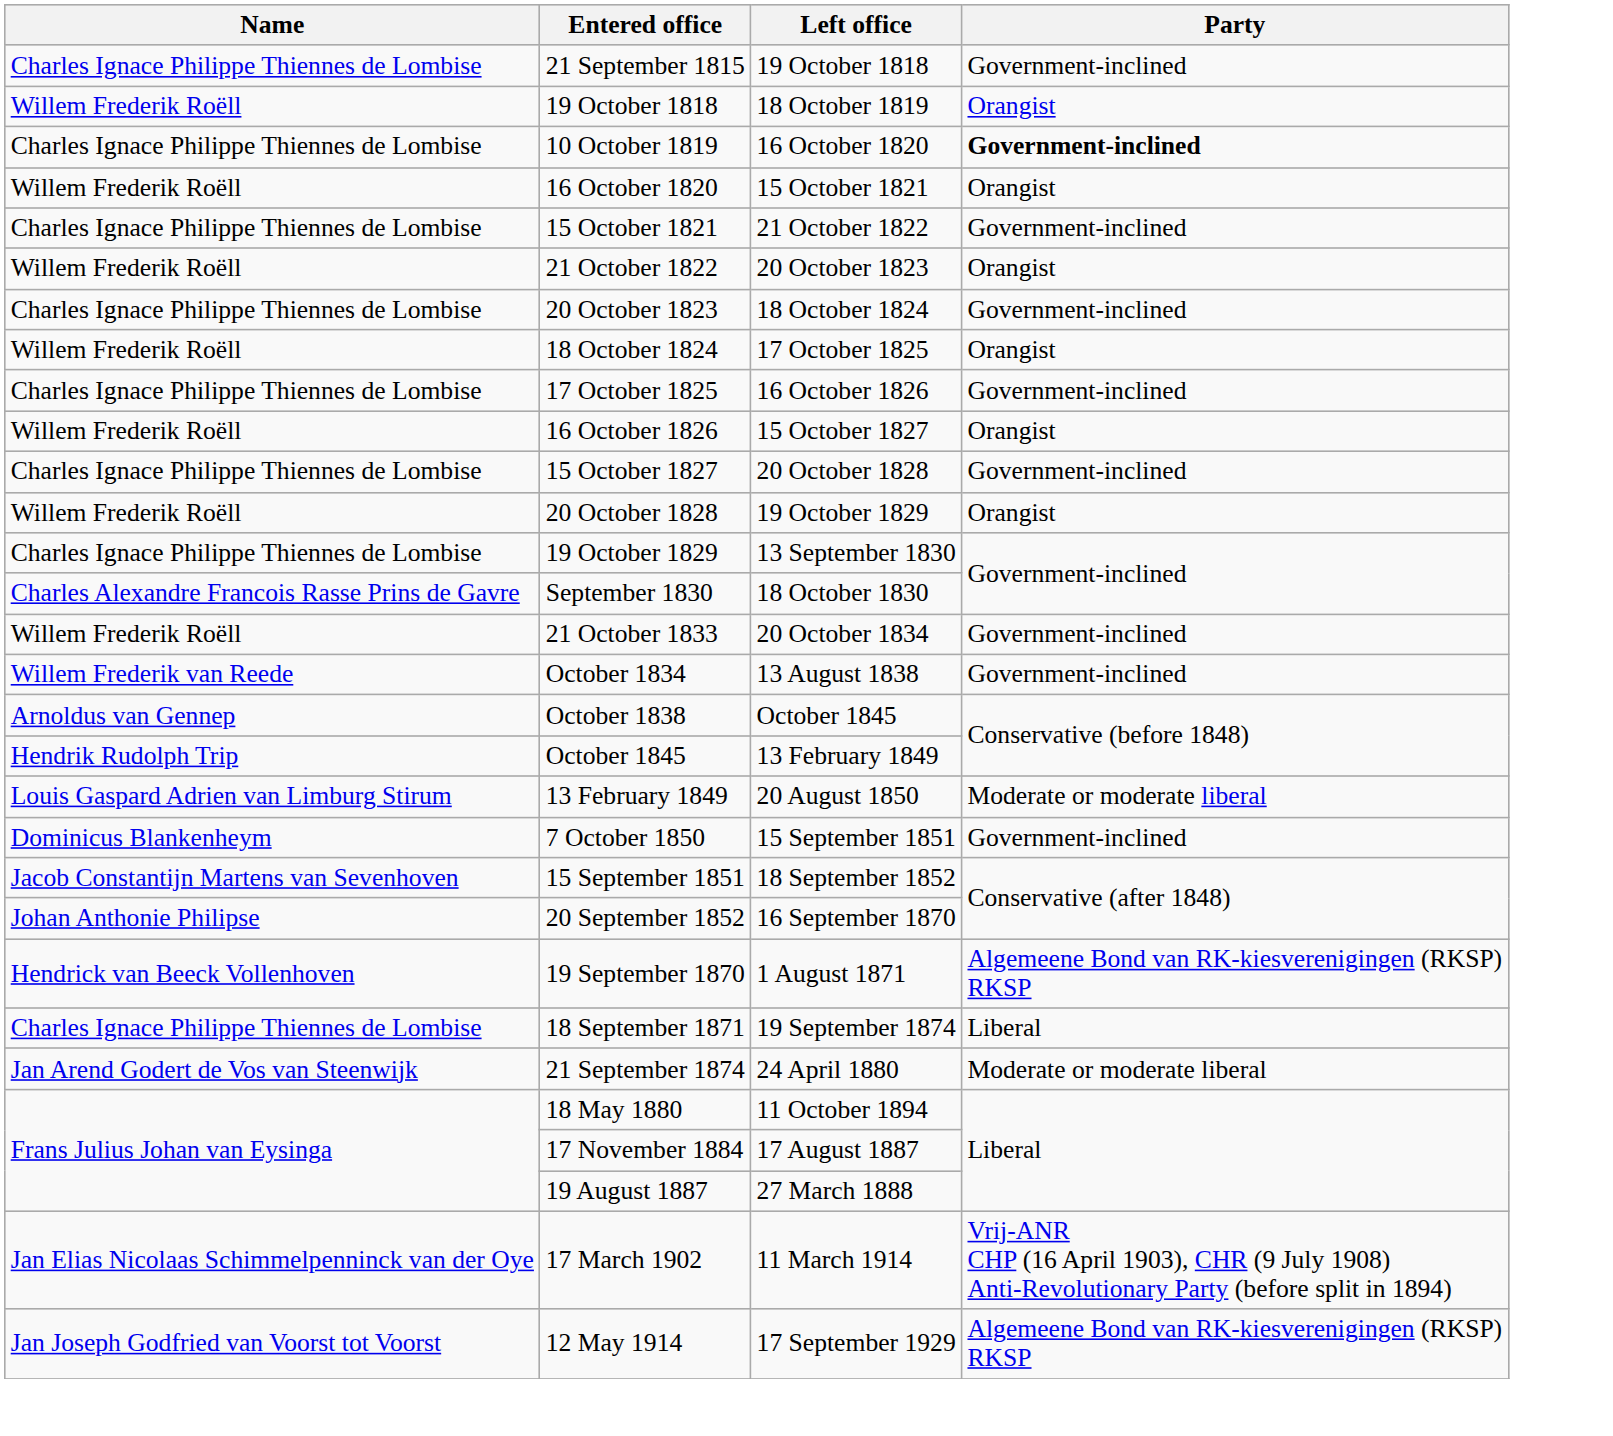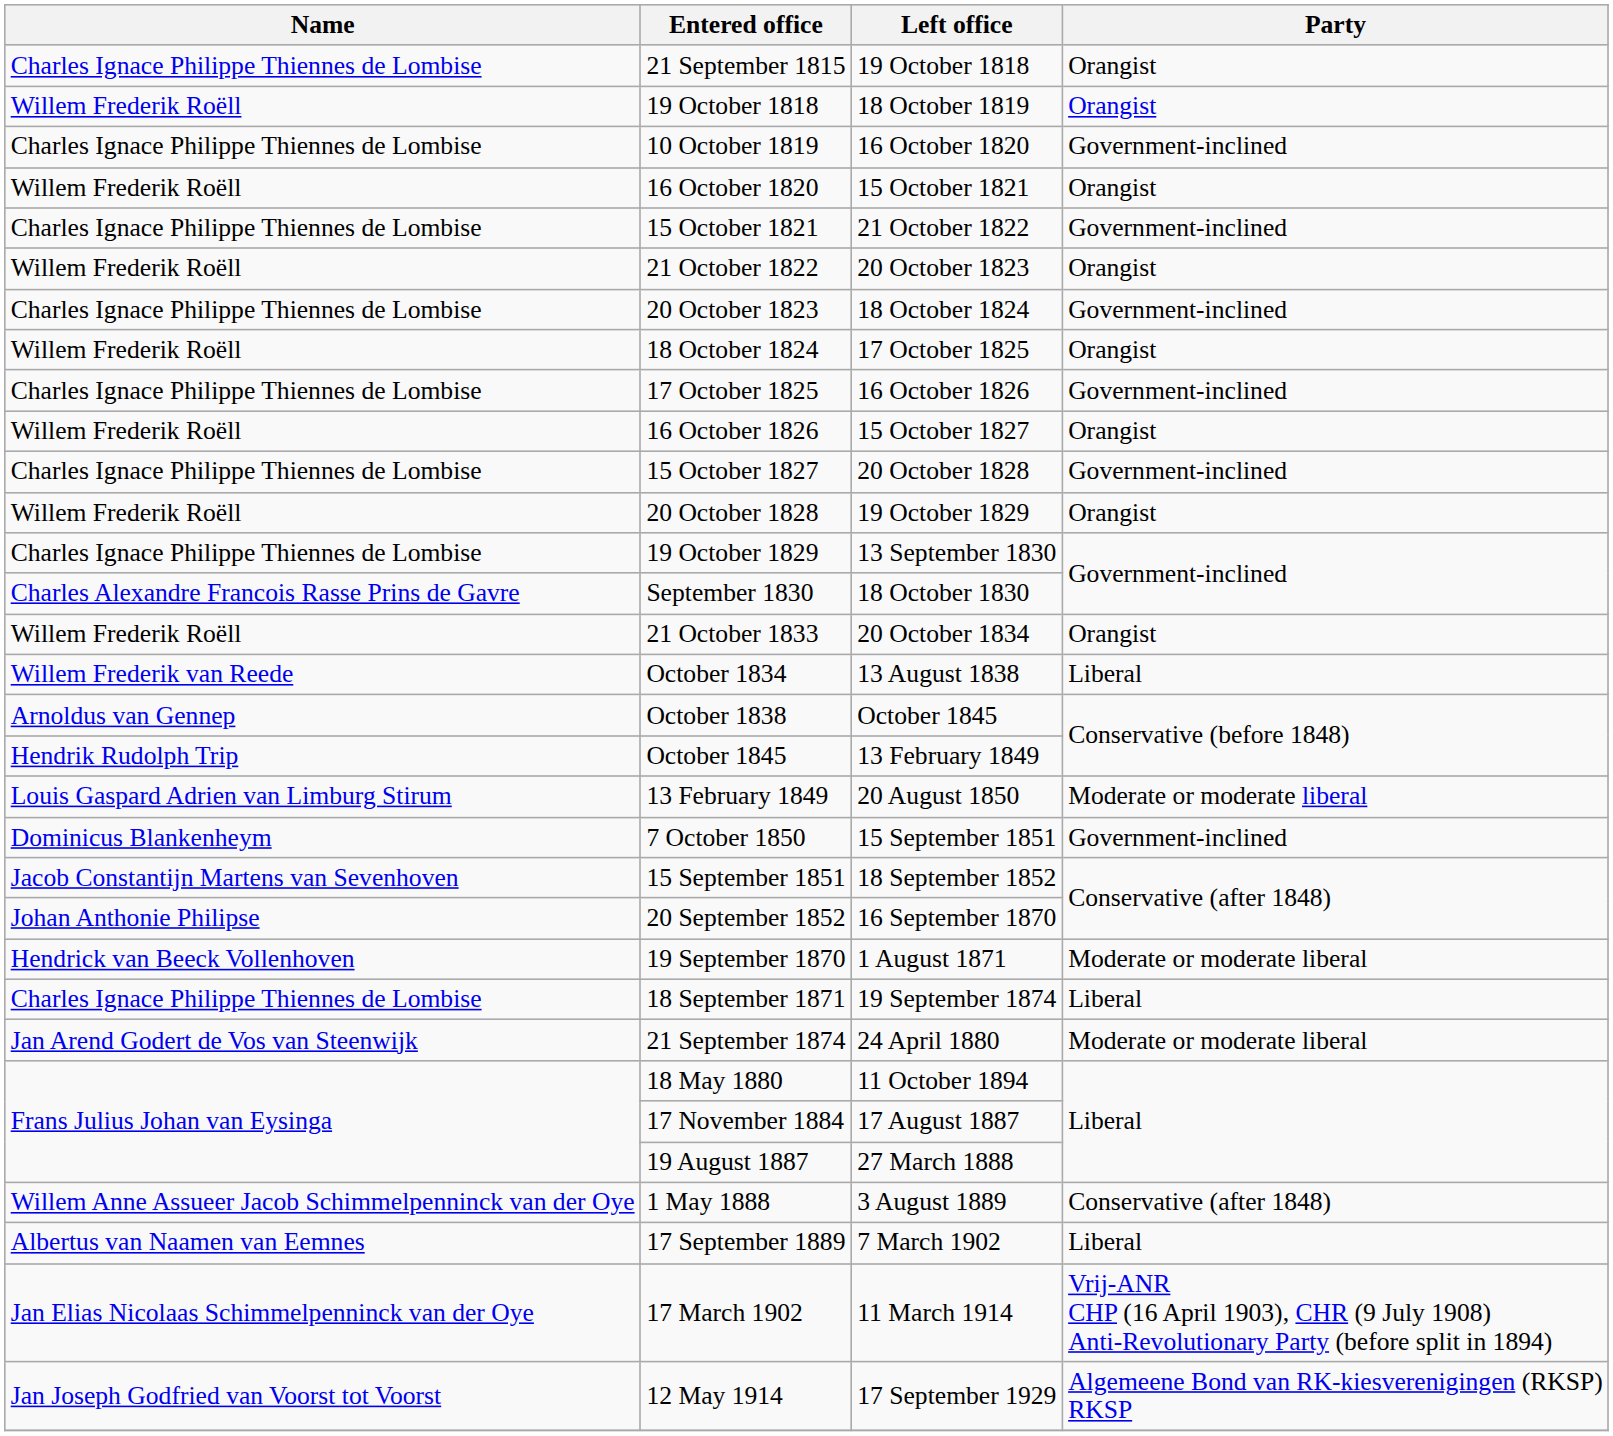(1077, 65) Government-inclined -> (1112, 65) Orangist
(1084, 146) bold -> (1178, 146) normal
(1077, 633) Government-inclined -> (1112, 633) Orangist
(1077, 674) Government-inclined -> (1105, 674) Liberal
(1235, 973) Algemeene Bond van RK-kiesverenigingen (RKSP) RKSP -> (1218, 958) Moderate or moderate liberal
+ row: (708, 1202)
+ row: (746, 1242)
